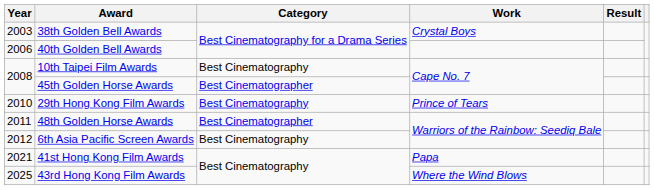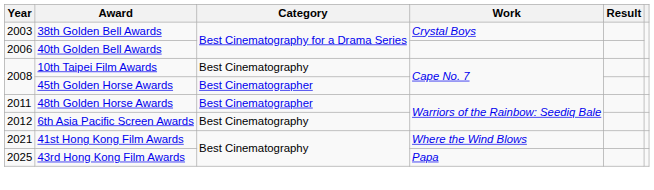- row: (111, 103)
(425, 157) Papa -> (469, 139) Where the Wind Blows
(469, 175) Where the Wind Blows -> (425, 157) Papa
